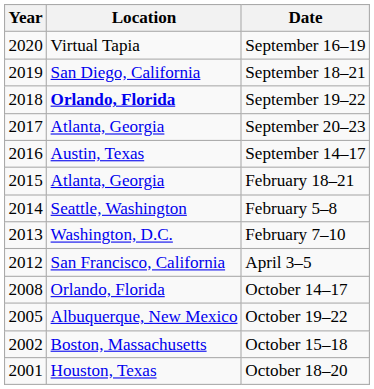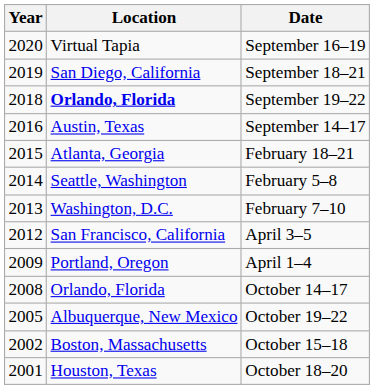- row: (305, 126)
+ row: (278, 262)
